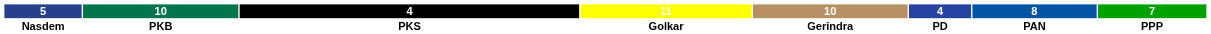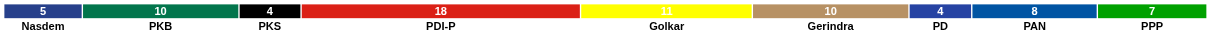+ column: (441, 11)
